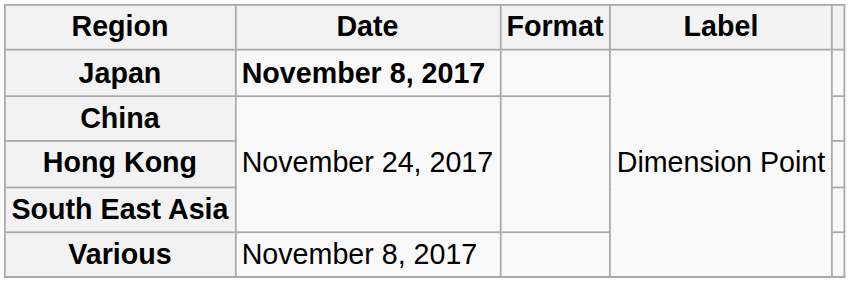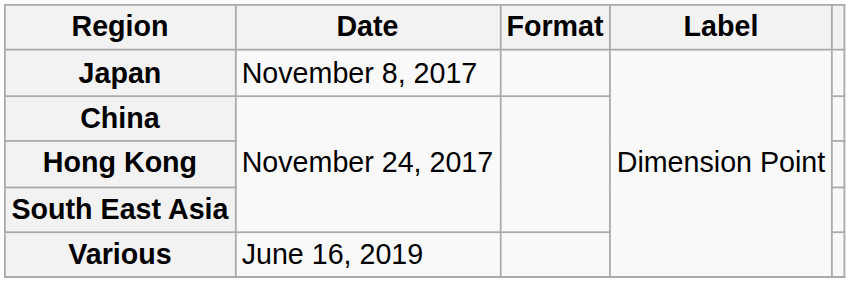(363, 72) bold -> (359, 72) normal
(359, 254) November 8, 2017 -> (332, 254) June 16, 2019
